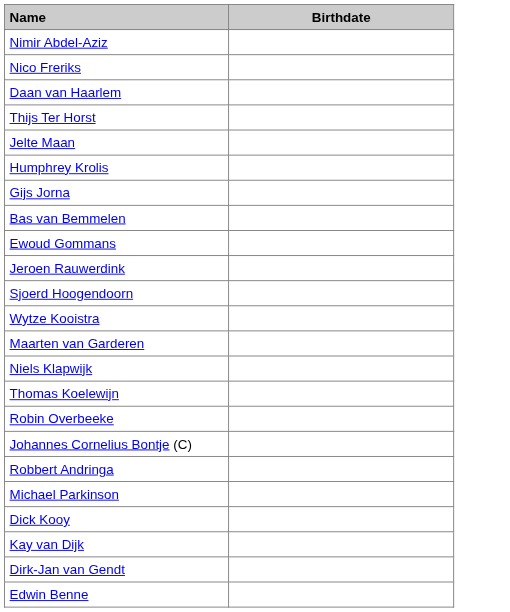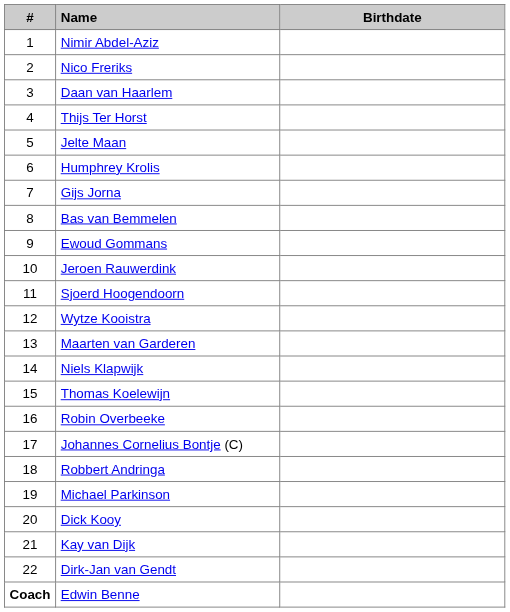+ column: (30, 17)
